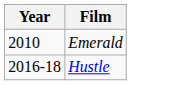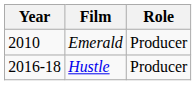+ column: (159, 17)
